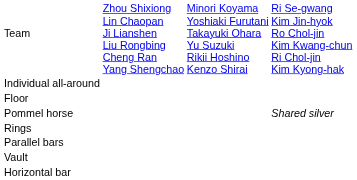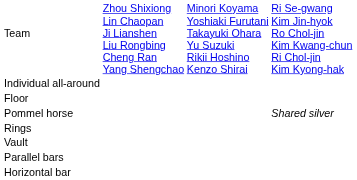rows swapped: (16, 158) <-> (34, 143)
